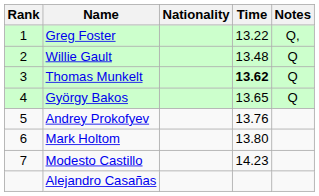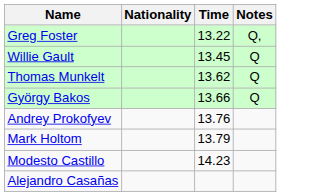- column: (23, 14)
(252, 56) 13.48 -> (214, 56) 13.45
(252, 77) bold -> (214, 77) normal
(252, 98) 13.65 -> (214, 98) 13.66
(252, 139) 13.80 -> (214, 139) 13.79
